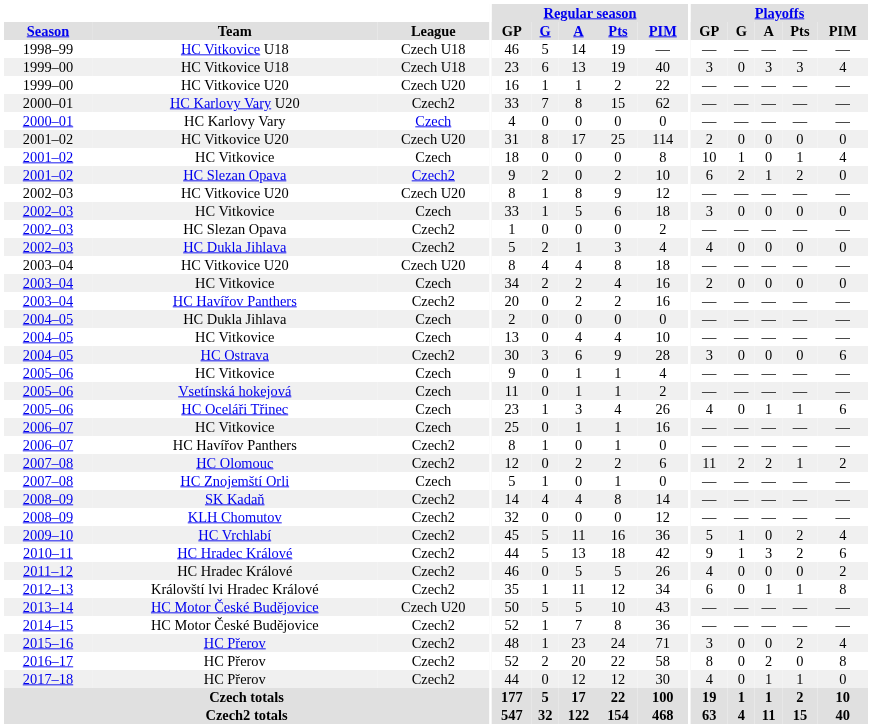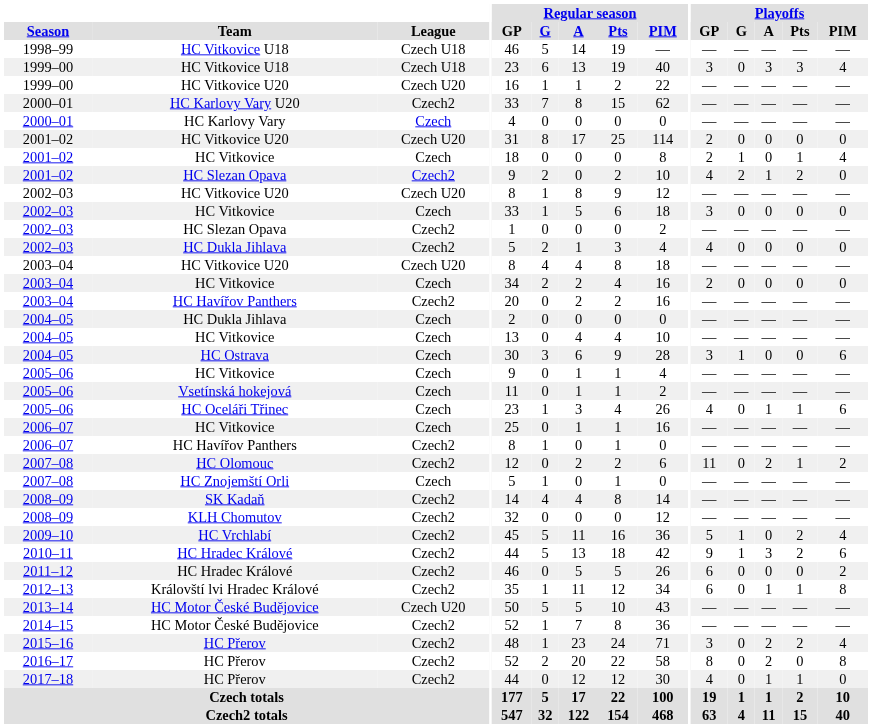(709, 157) 10 -> (709, 157) 2
(709, 175) 6 -> (709, 175) 4
(433, 355) Czech2 -> (433, 355) Czech
(741, 355) 0 -> (741, 355) 1
(741, 463) 2 -> (741, 463) 0
(709, 571) 4 -> (709, 571) 6
(769, 643) 0 -> (769, 643) 2
